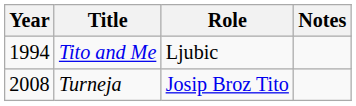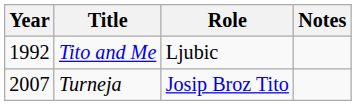(29, 52) 1994 -> (29, 52) 1992
(29, 84) 2008 -> (29, 84) 2007
